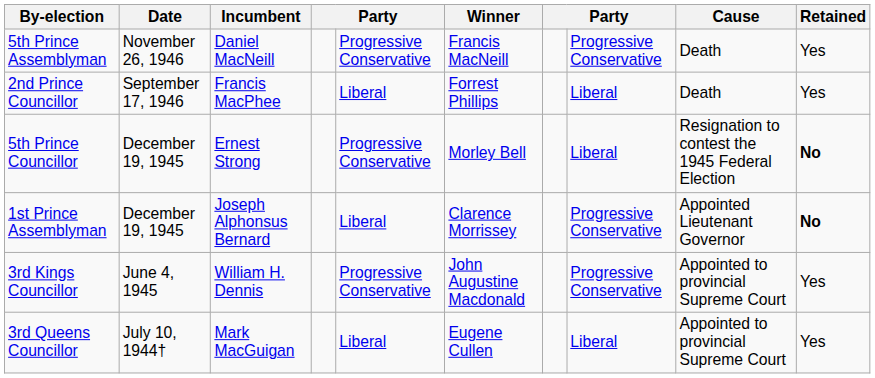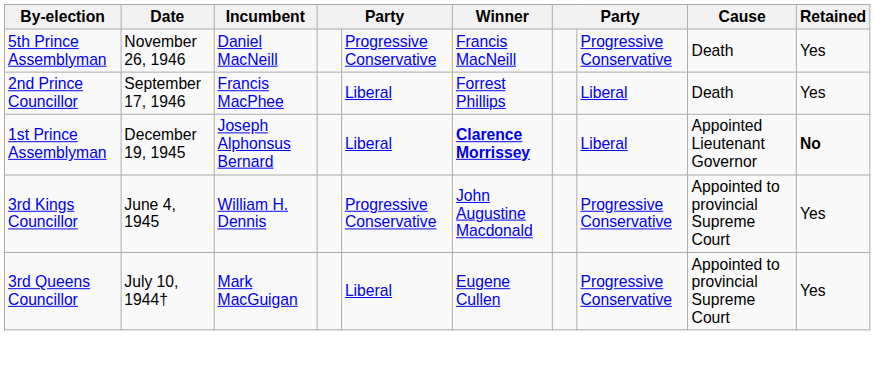- row: (43, 153)
(482, 222) normal -> (493, 144) bold
(616, 222) Progressive Conservative -> (604, 144) Liberal
(594, 342) Liberal -> (626, 291) Progressive Conservative
